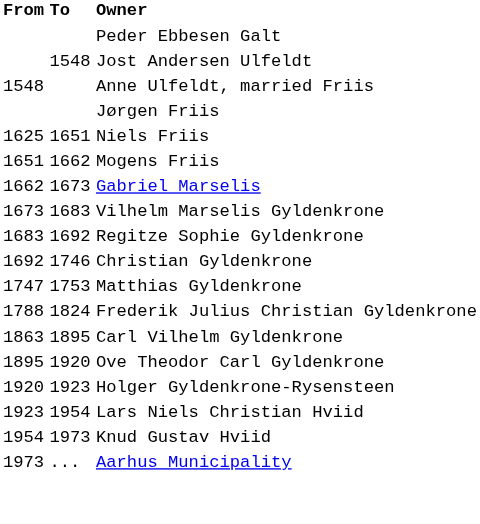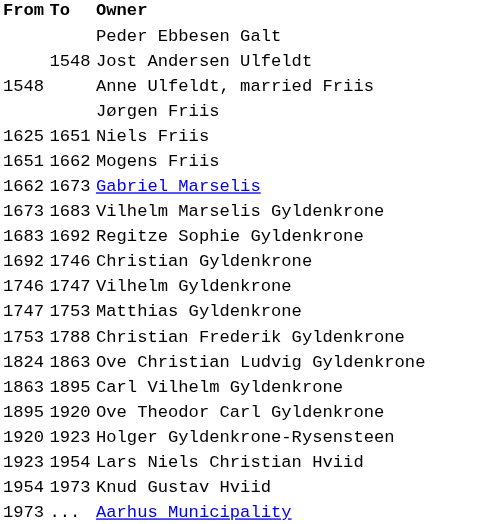+ row: (194, 287)
+ row: (250, 337)
- row: (286, 312)
+ row: (261, 362)
